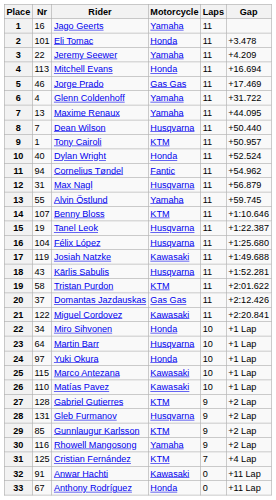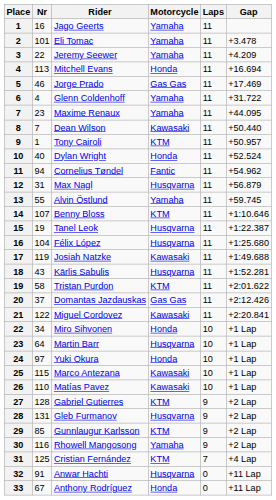(164, 41) Honda -> (167, 41) Yamaha
(40, 113) 13 -> (40, 113) 23
(172, 127) Husqvarna -> (170, 127) Kawasaki
(170, 474) Kawasaki -> (172, 474) Husqvarna
